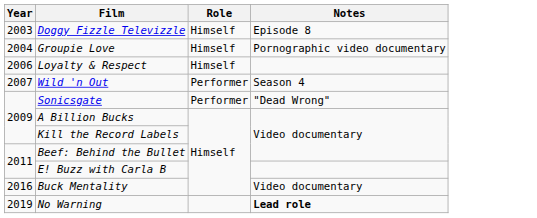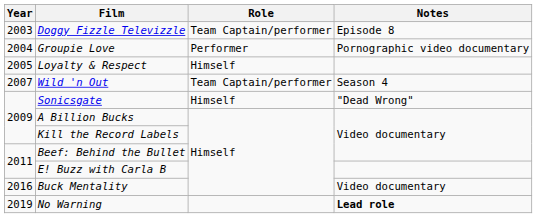(213, 30) Himself -> (261, 30) Team Captain/performer
(213, 48) Himself -> (219, 48) Performer
(20, 65) 2006 -> (20, 65) 2005
(219, 83) Performer -> (261, 83) Team Captain/performer
(219, 100) Performer -> (213, 100) Himself
